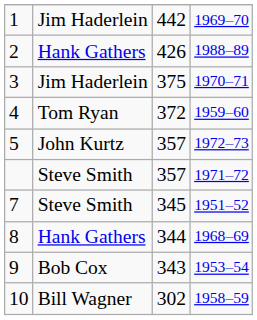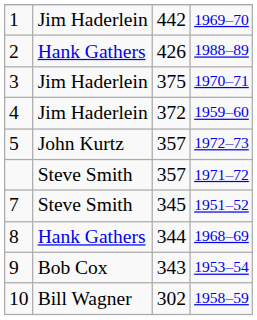(78, 112) Tom Ryan -> (93, 112) Jim Haderlein
